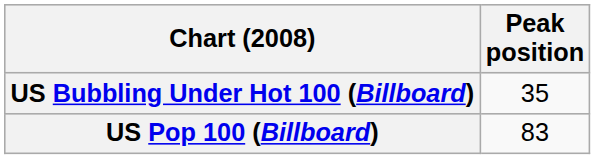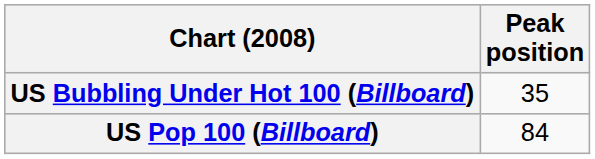(535, 133) 83 -> (535, 133) 84
